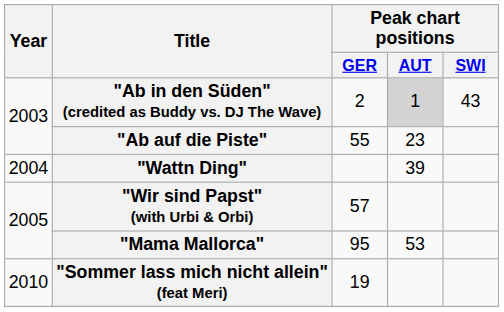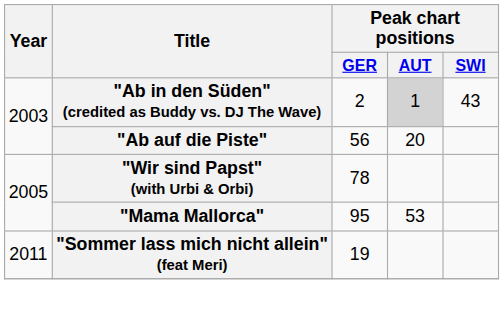(360, 140) 55 -> (360, 140) 56
(415, 140) 23 -> (415, 140) 20
- row: (192, 168)
(360, 206) 57 -> (360, 178) 78
(28, 282) 2010 -> (28, 254) 2011
